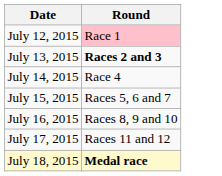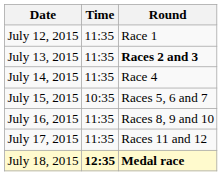+ column: (100, 14)
(103, 35) pink background -> (139, 35) no background
